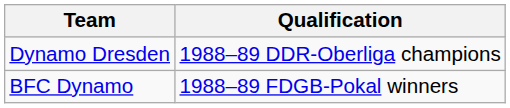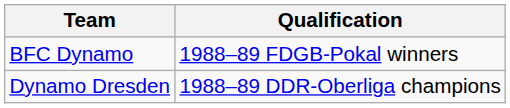rows swapped: (71, 86) <-> (90, 53)
